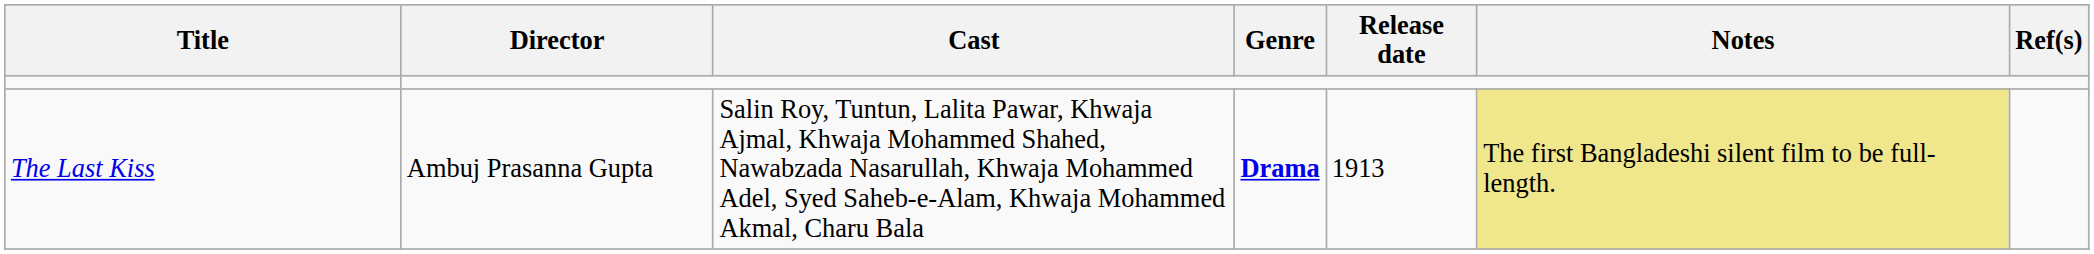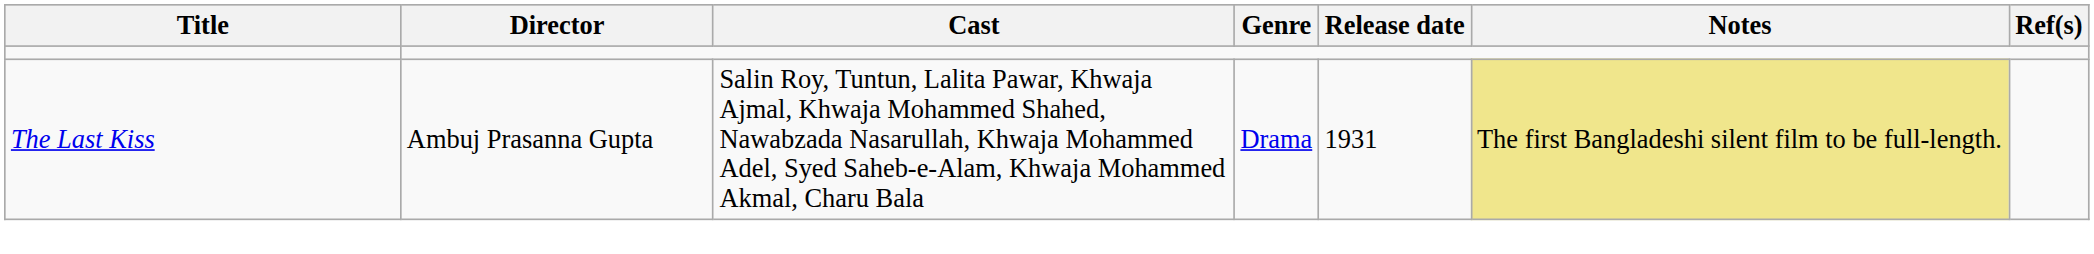(1280, 168) bold -> (1276, 138) normal
(1358, 168) 1913 -> (1351, 138) 1931
